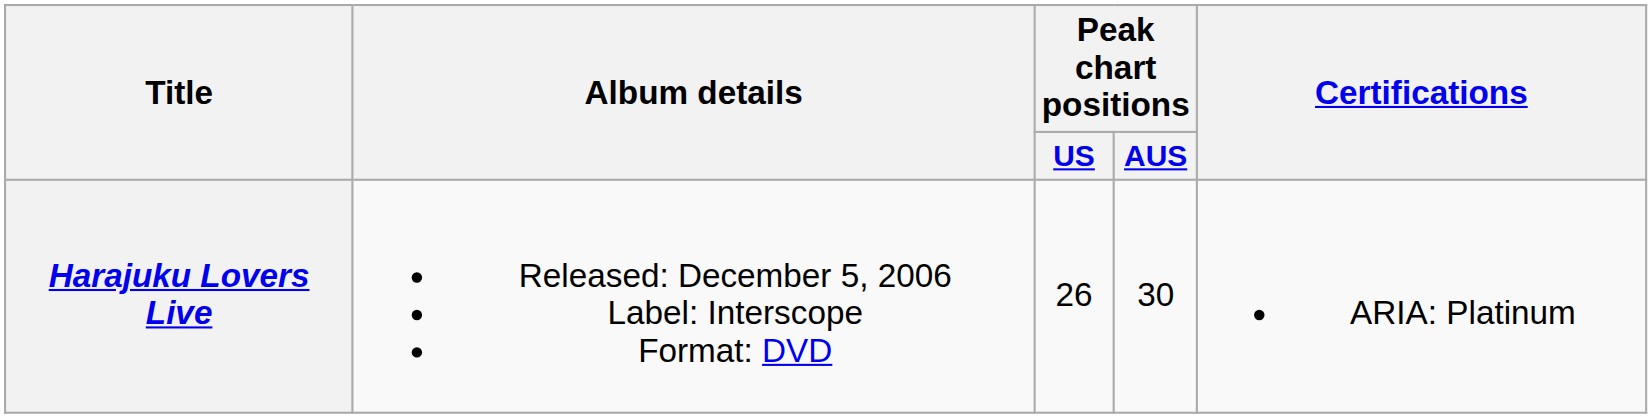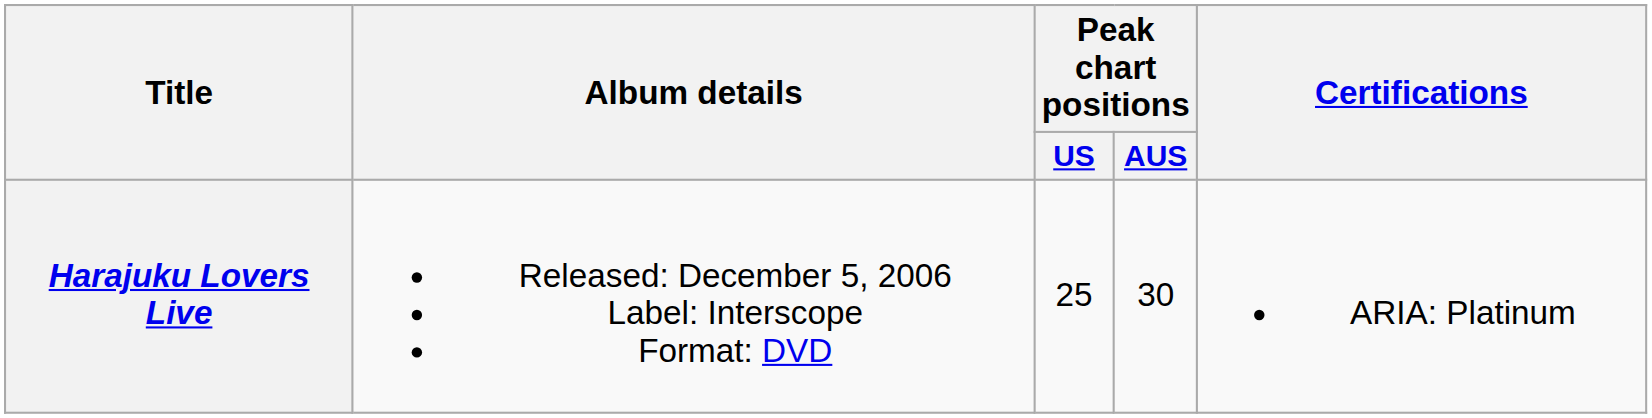(1074, 295) 26 -> (1074, 295) 25
